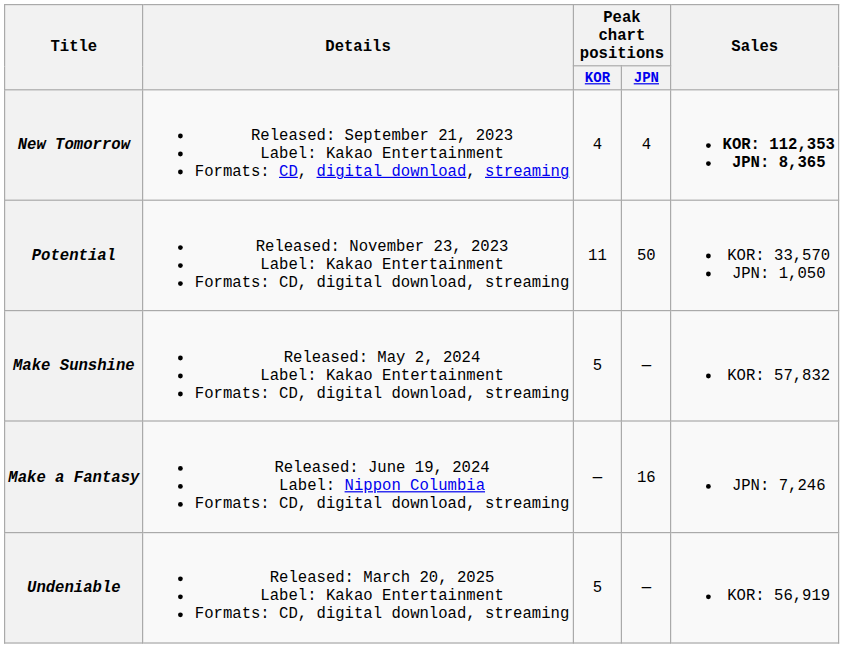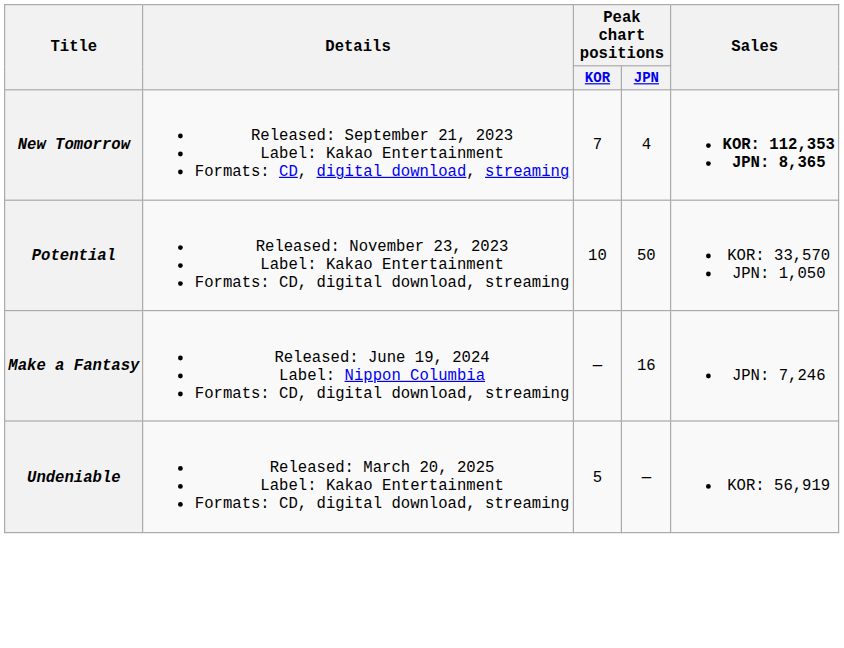(597, 145) 4 -> (597, 145) 7
(597, 256) 11 -> (597, 256) 10
- row: (74, 366)
